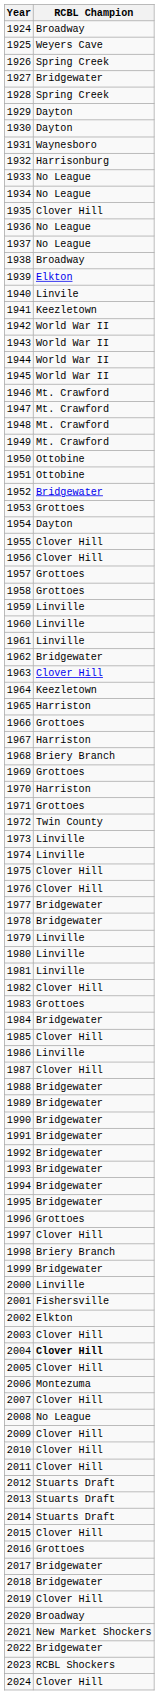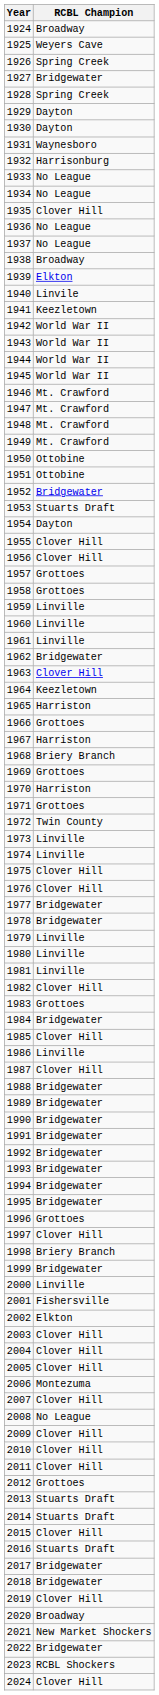(60, 508) Grottoes -> (76, 508) Stuarts Draft
(69, 1351) bold -> (69, 1351) normal
(76, 1483) Stuarts Draft -> (60, 1483) Grottoes
(60, 1550) Grottoes -> (76, 1550) Stuarts Draft
